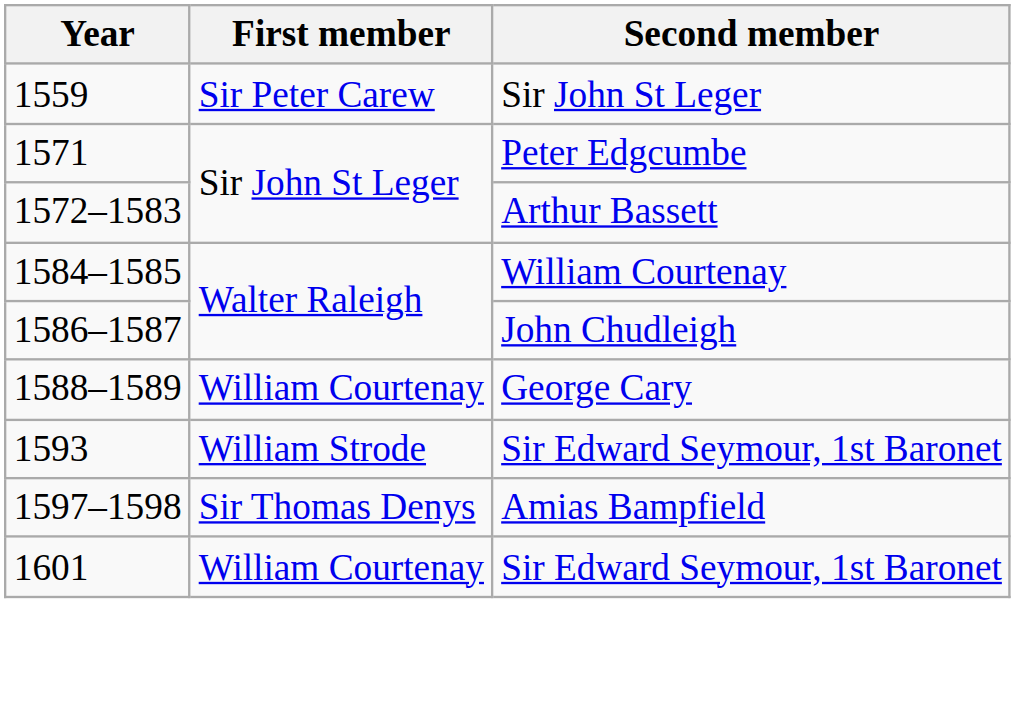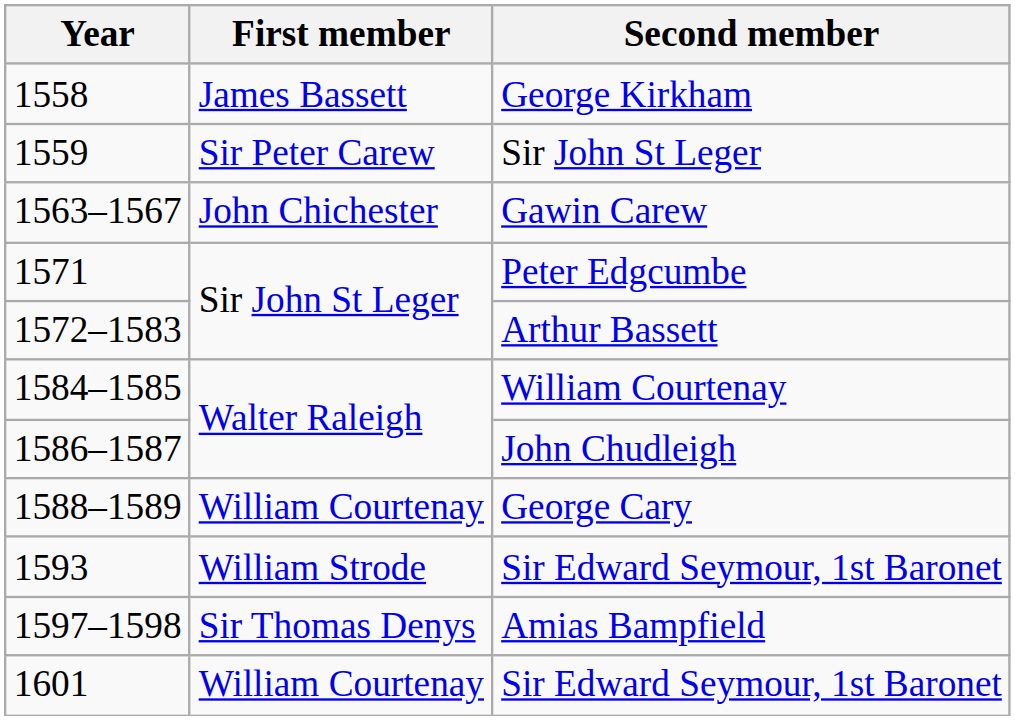+ row: (51, 93)
+ row: (98, 211)
